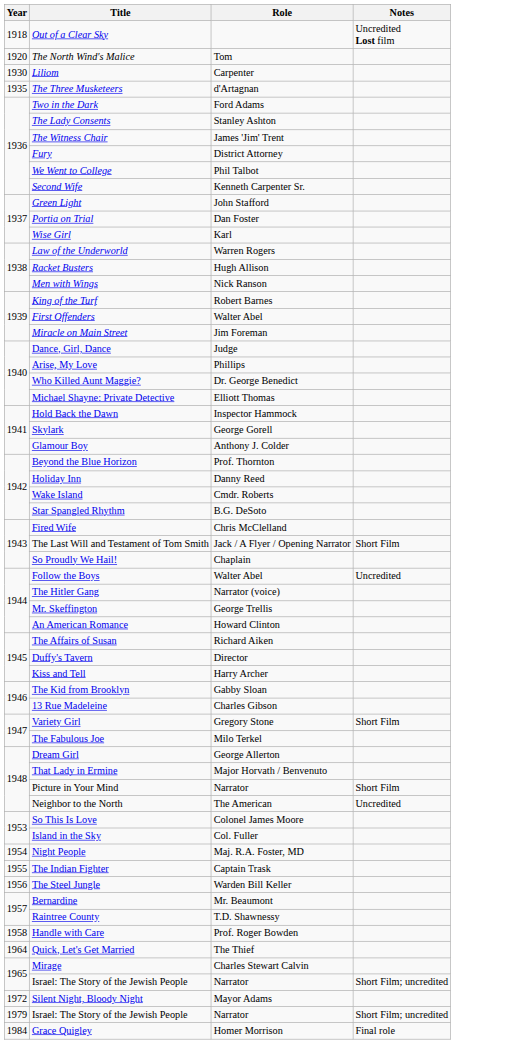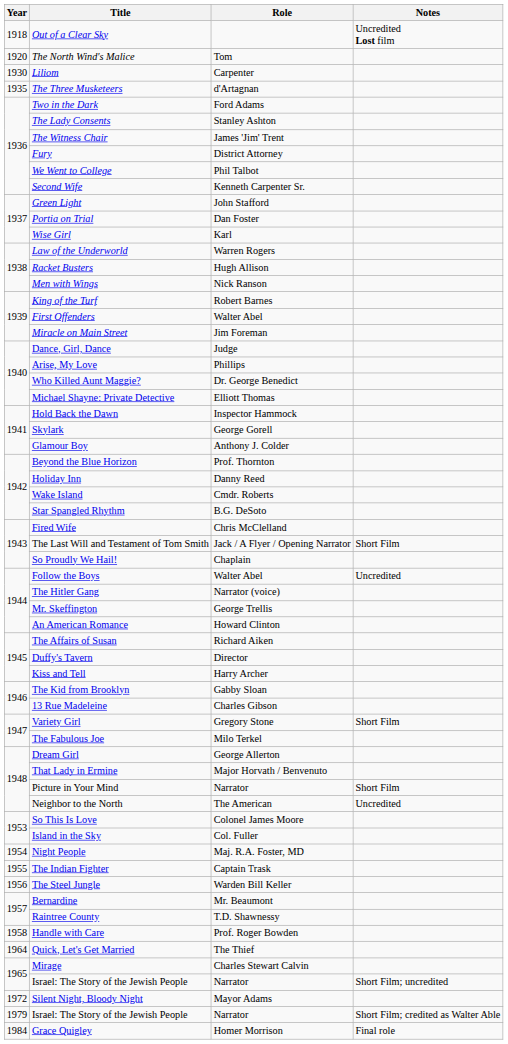(402, 1014) Short Film; uncredited -> (428, 1014) Short Film; credited as Walter Able
